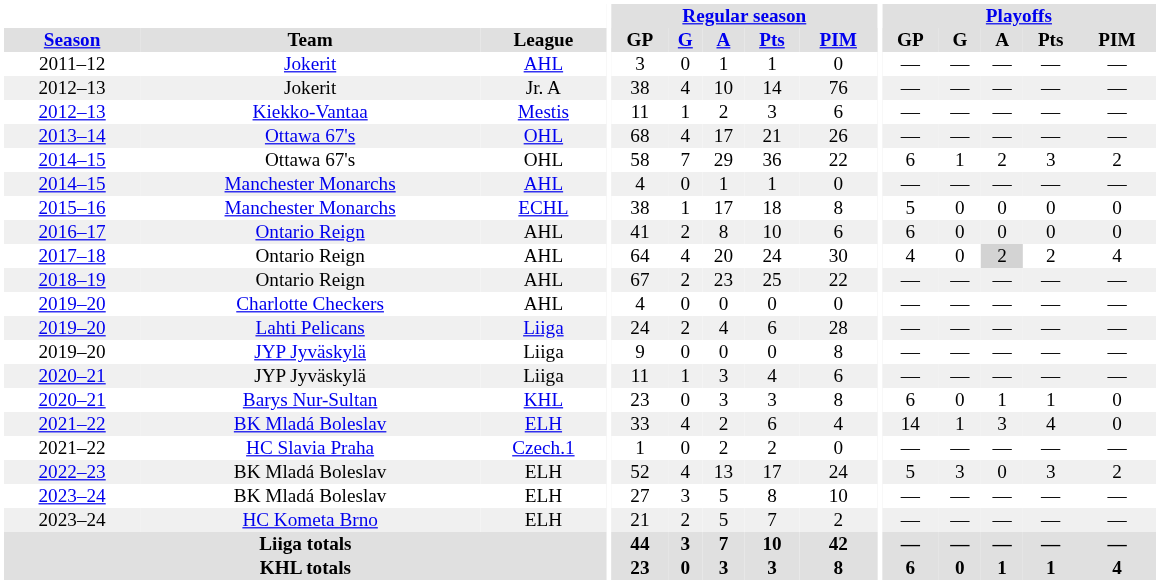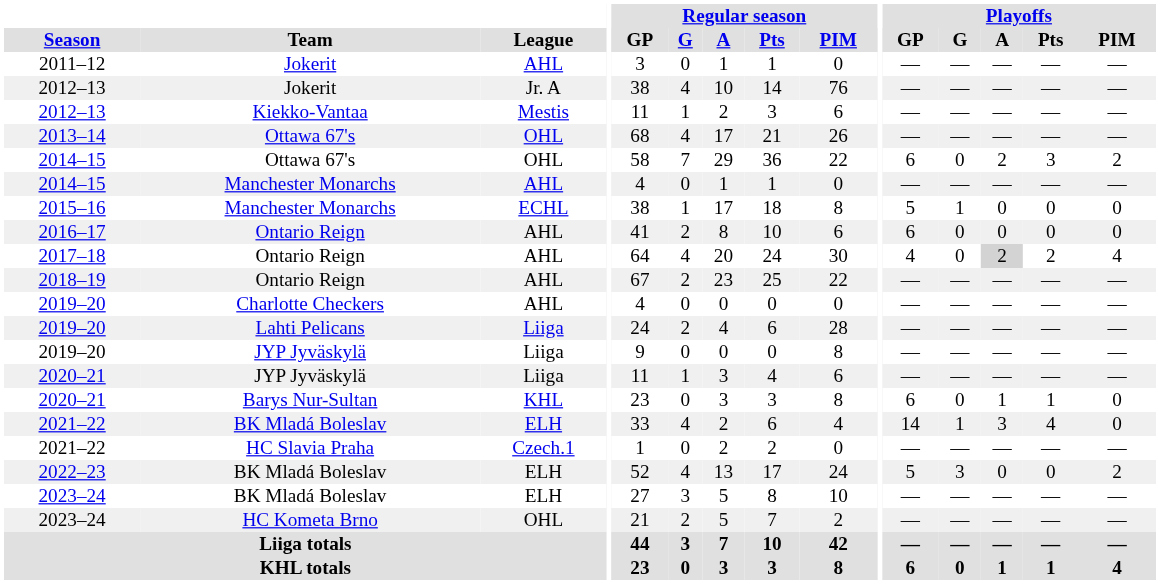(960, 159) 1 -> (960, 159) 0
(960, 207) 0 -> (960, 207) 1
(1051, 471) 3 -> (1051, 471) 0
(543, 519) ELH -> (543, 519) OHL
